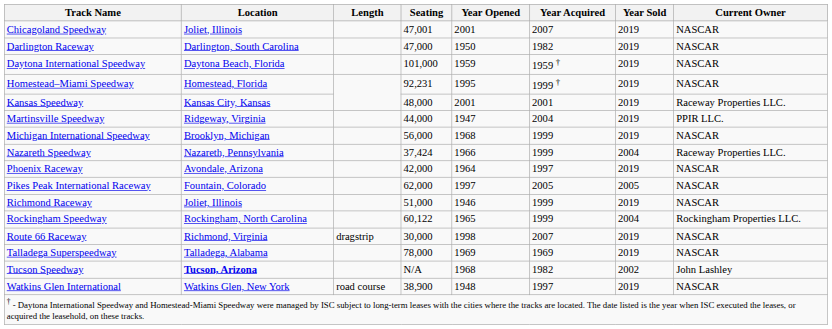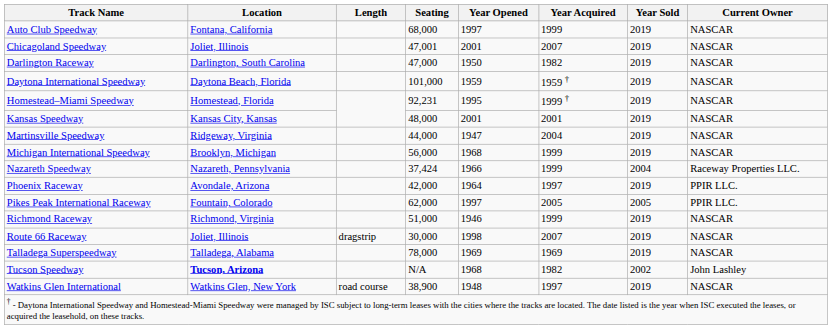+ row: (52, 29)
(731, 102) Raceway Properties LLC. -> (712, 119) NASCAR
(700, 119) PPIR LLC. -> (712, 135) NASCAR
(698, 169) NASCAR -> (714, 186) PPIR LLC.
(698, 186) NASCAR -> (714, 202) PPIR LLC.
(213, 202) Joliet, Illinois -> (232, 219) Richmond, Virginia
- row: (57, 219)
(226, 236) Richmond, Virginia -> (219, 236) Joliet, Illinois
